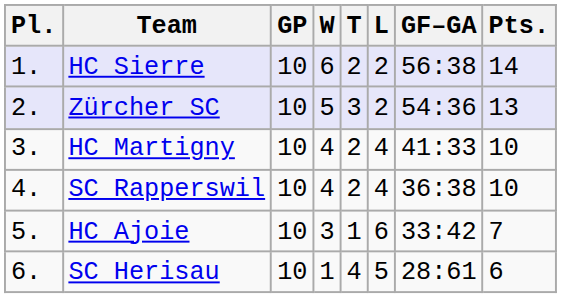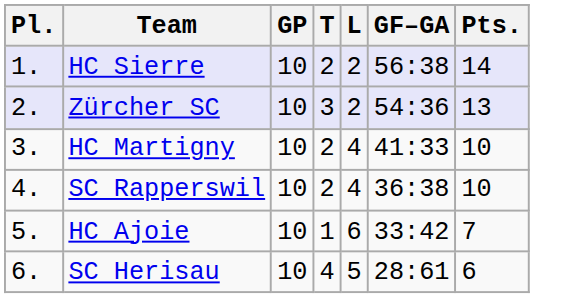- column: (327, 26)
